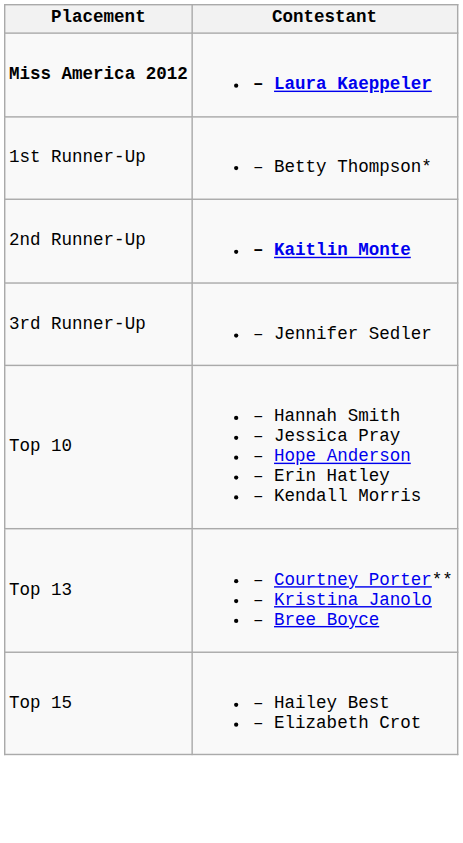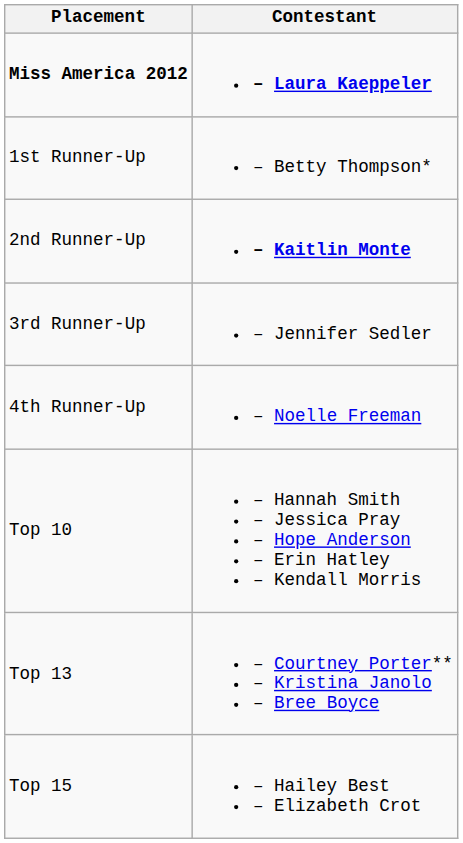+ row: (77, 408)
